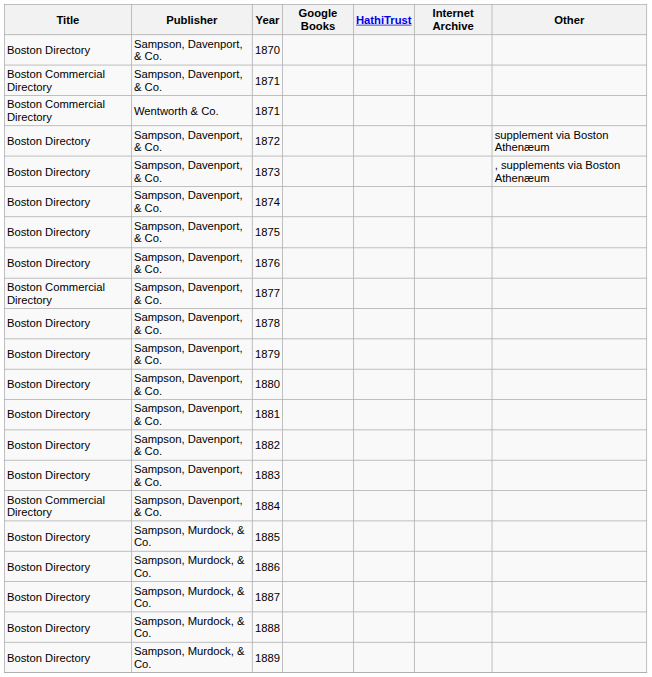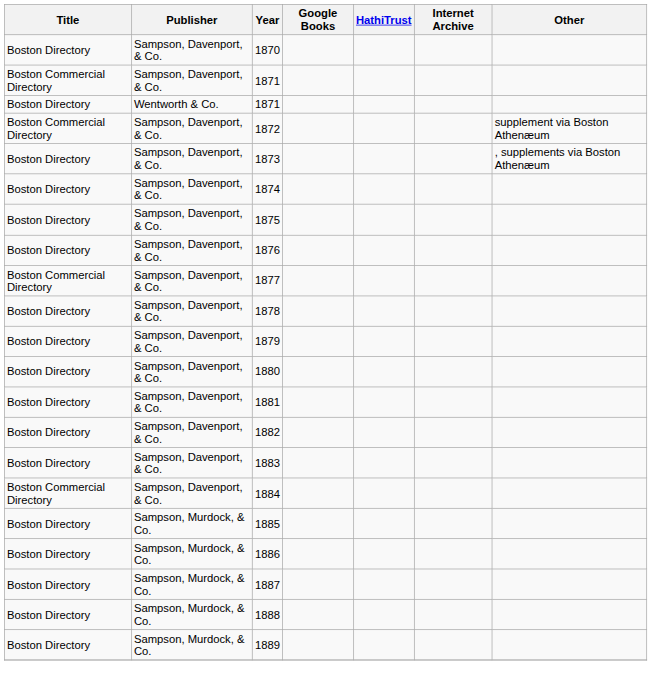(56, 111) Boston Commercial Directory -> (49, 105) Boston Directory
(49, 141) Boston Directory -> (56, 129) Boston Commercial Directory
